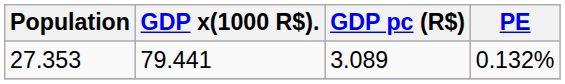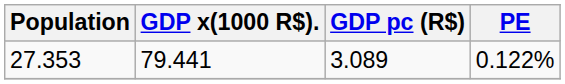(515, 59) 0.132% -> (515, 59) 0.122%
